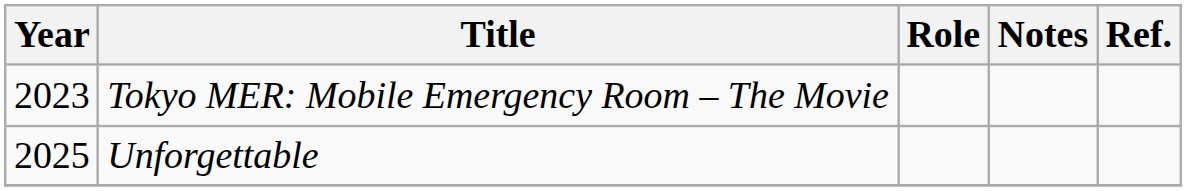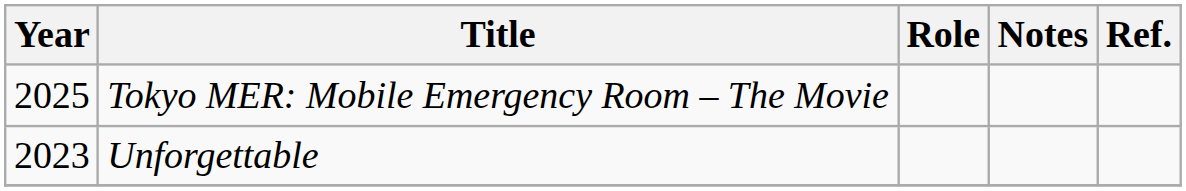(52, 94) 2023 -> (52, 94) 2025
(52, 154) 2025 -> (52, 154) 2023
